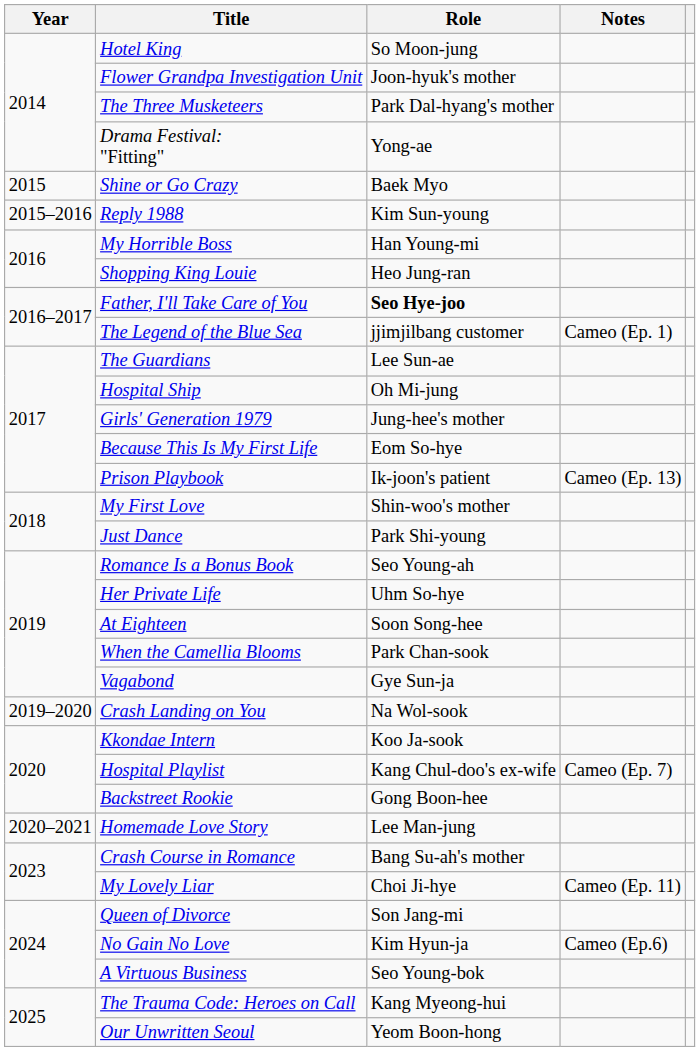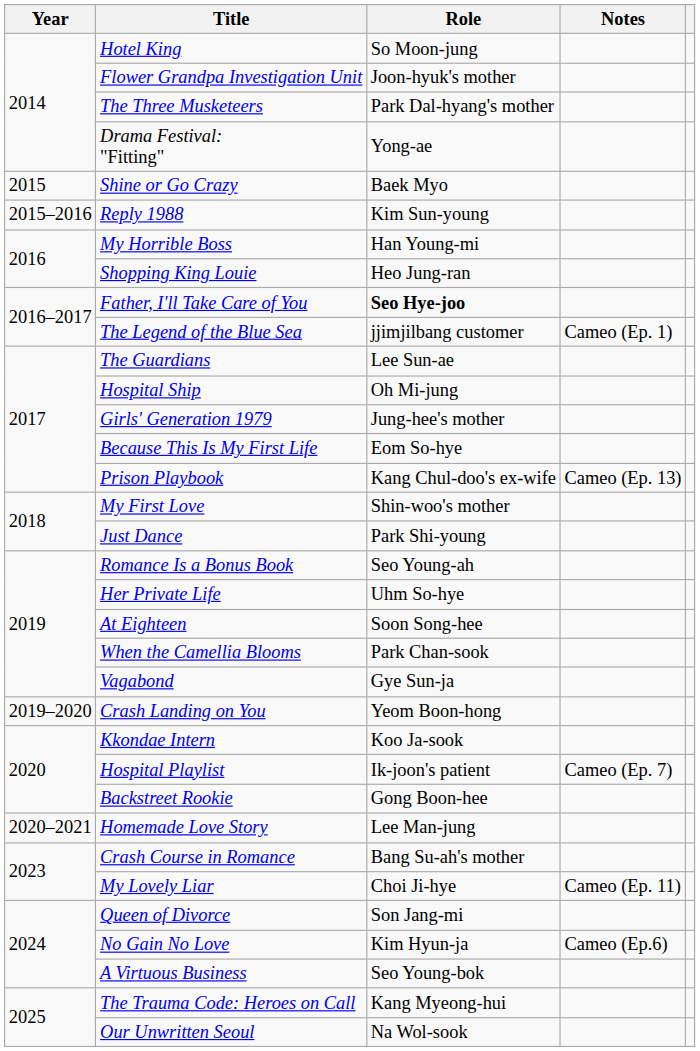(430, 477) Ik-joon's patient -> (463, 477) Kang Chul-doo's ex-wife
(419, 710) Na Wol-sook -> (436, 710) Yeom Boon-hong
(463, 769) Kang Chul-doo's ex-wife -> (430, 769) Ik-joon's patient
(436, 1031) Yeom Boon-hong -> (419, 1031) Na Wol-sook
